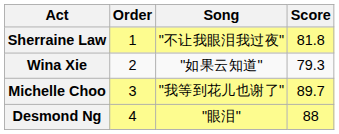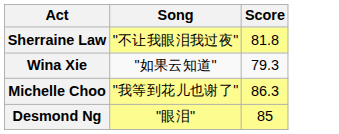- column: (132, 15)
(311, 91) 89.7 -> (265, 91) 86.3
(311, 116) 88 -> (265, 116) 85
